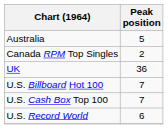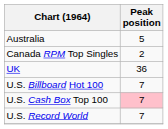(142, 100) no background -> (142, 100) pink background
(142, 116) 6 -> (142, 116) 7
